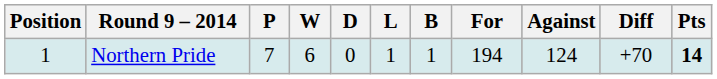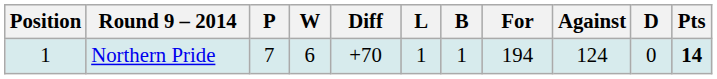columns swapped: (350, 21) <-> (636, 21)
